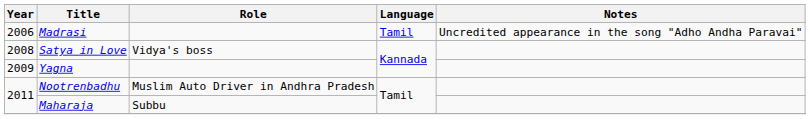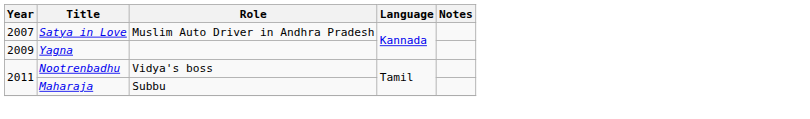- row: (63, 32)
(21, 50) 2008 -> (21, 32) 2007
(173, 50) Vidya's boss -> (253, 32) Muslim Auto Driver in Andhra Pradesh
(253, 86) Muslim Auto Driver in Andhra Pradesh -> (173, 68) Vidya's boss
